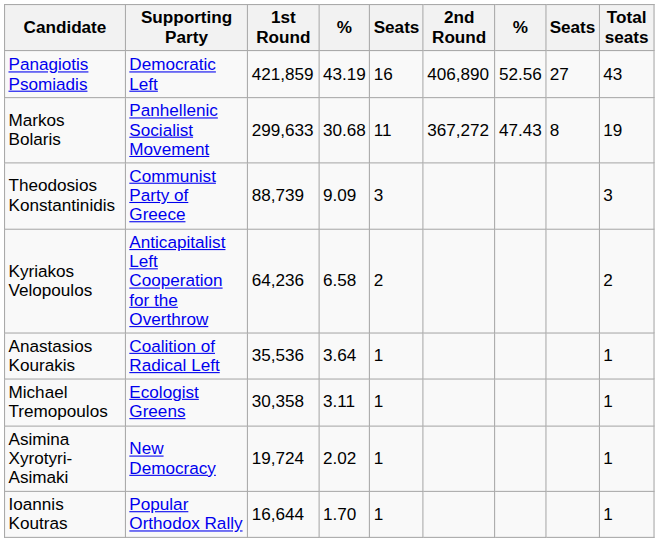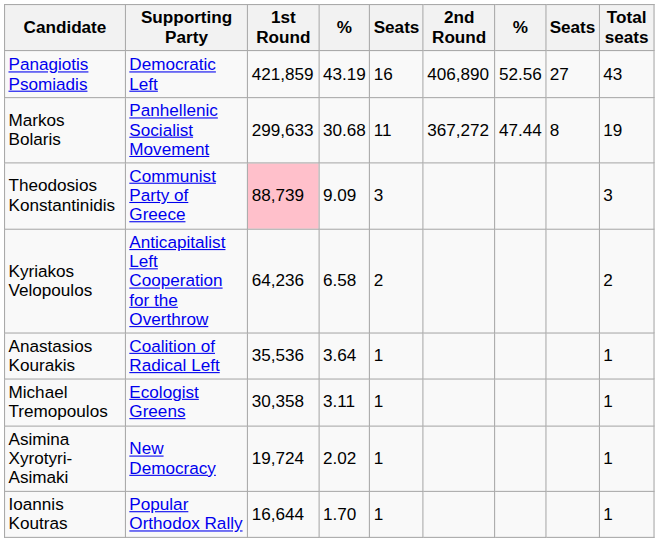(520, 130) 47.43 -> (520, 130) 47.44
(278, 195) no background -> (278, 195) pink background
